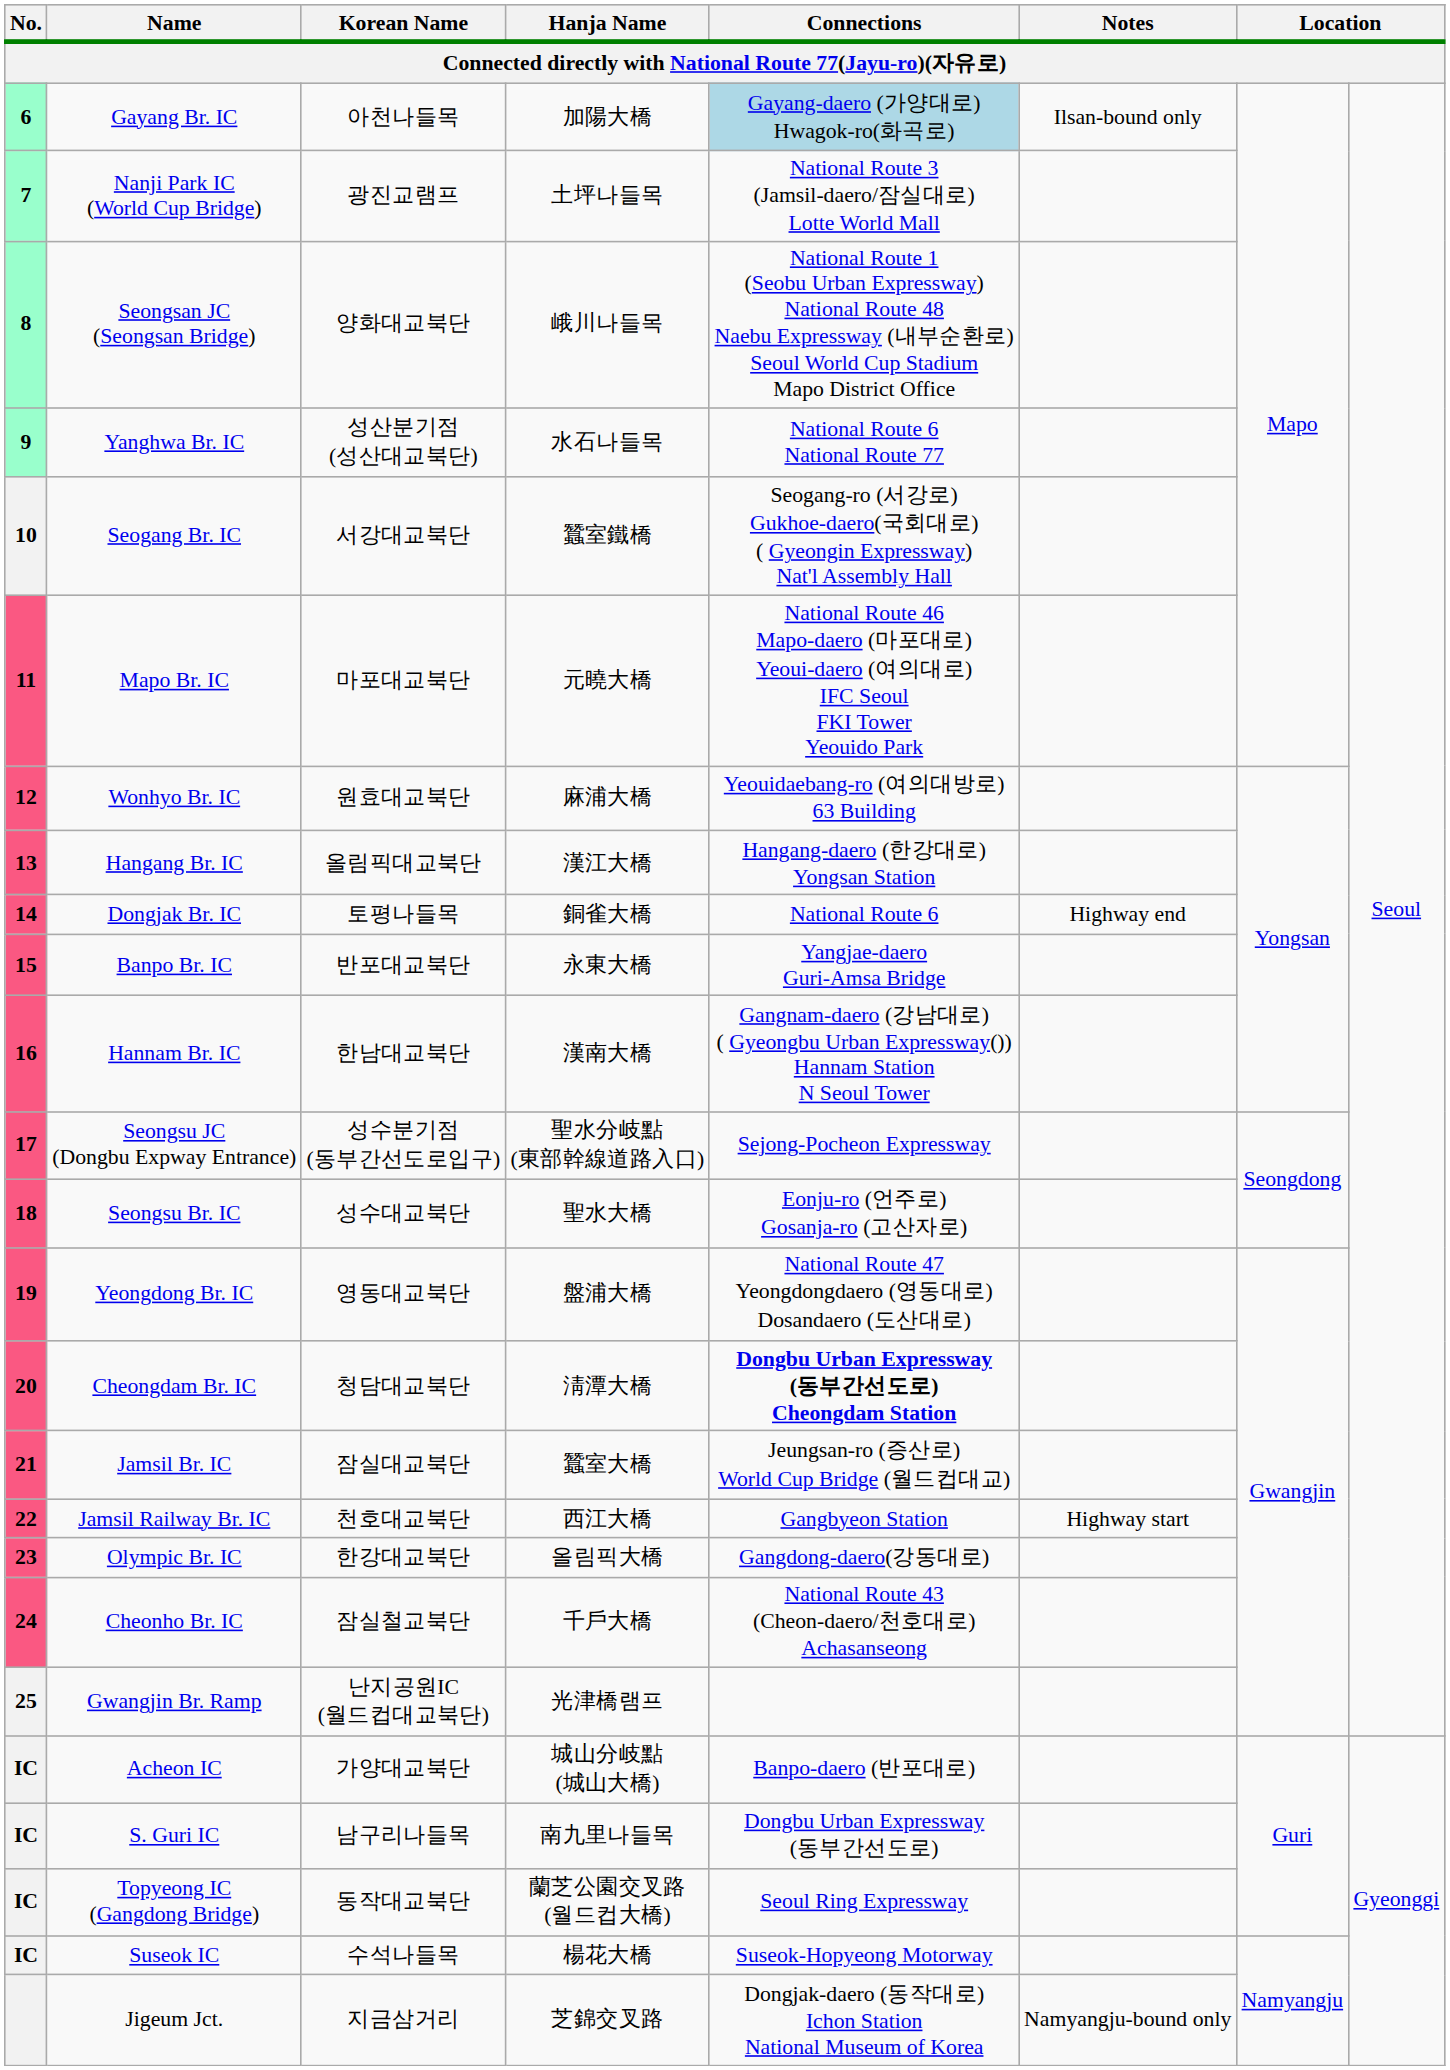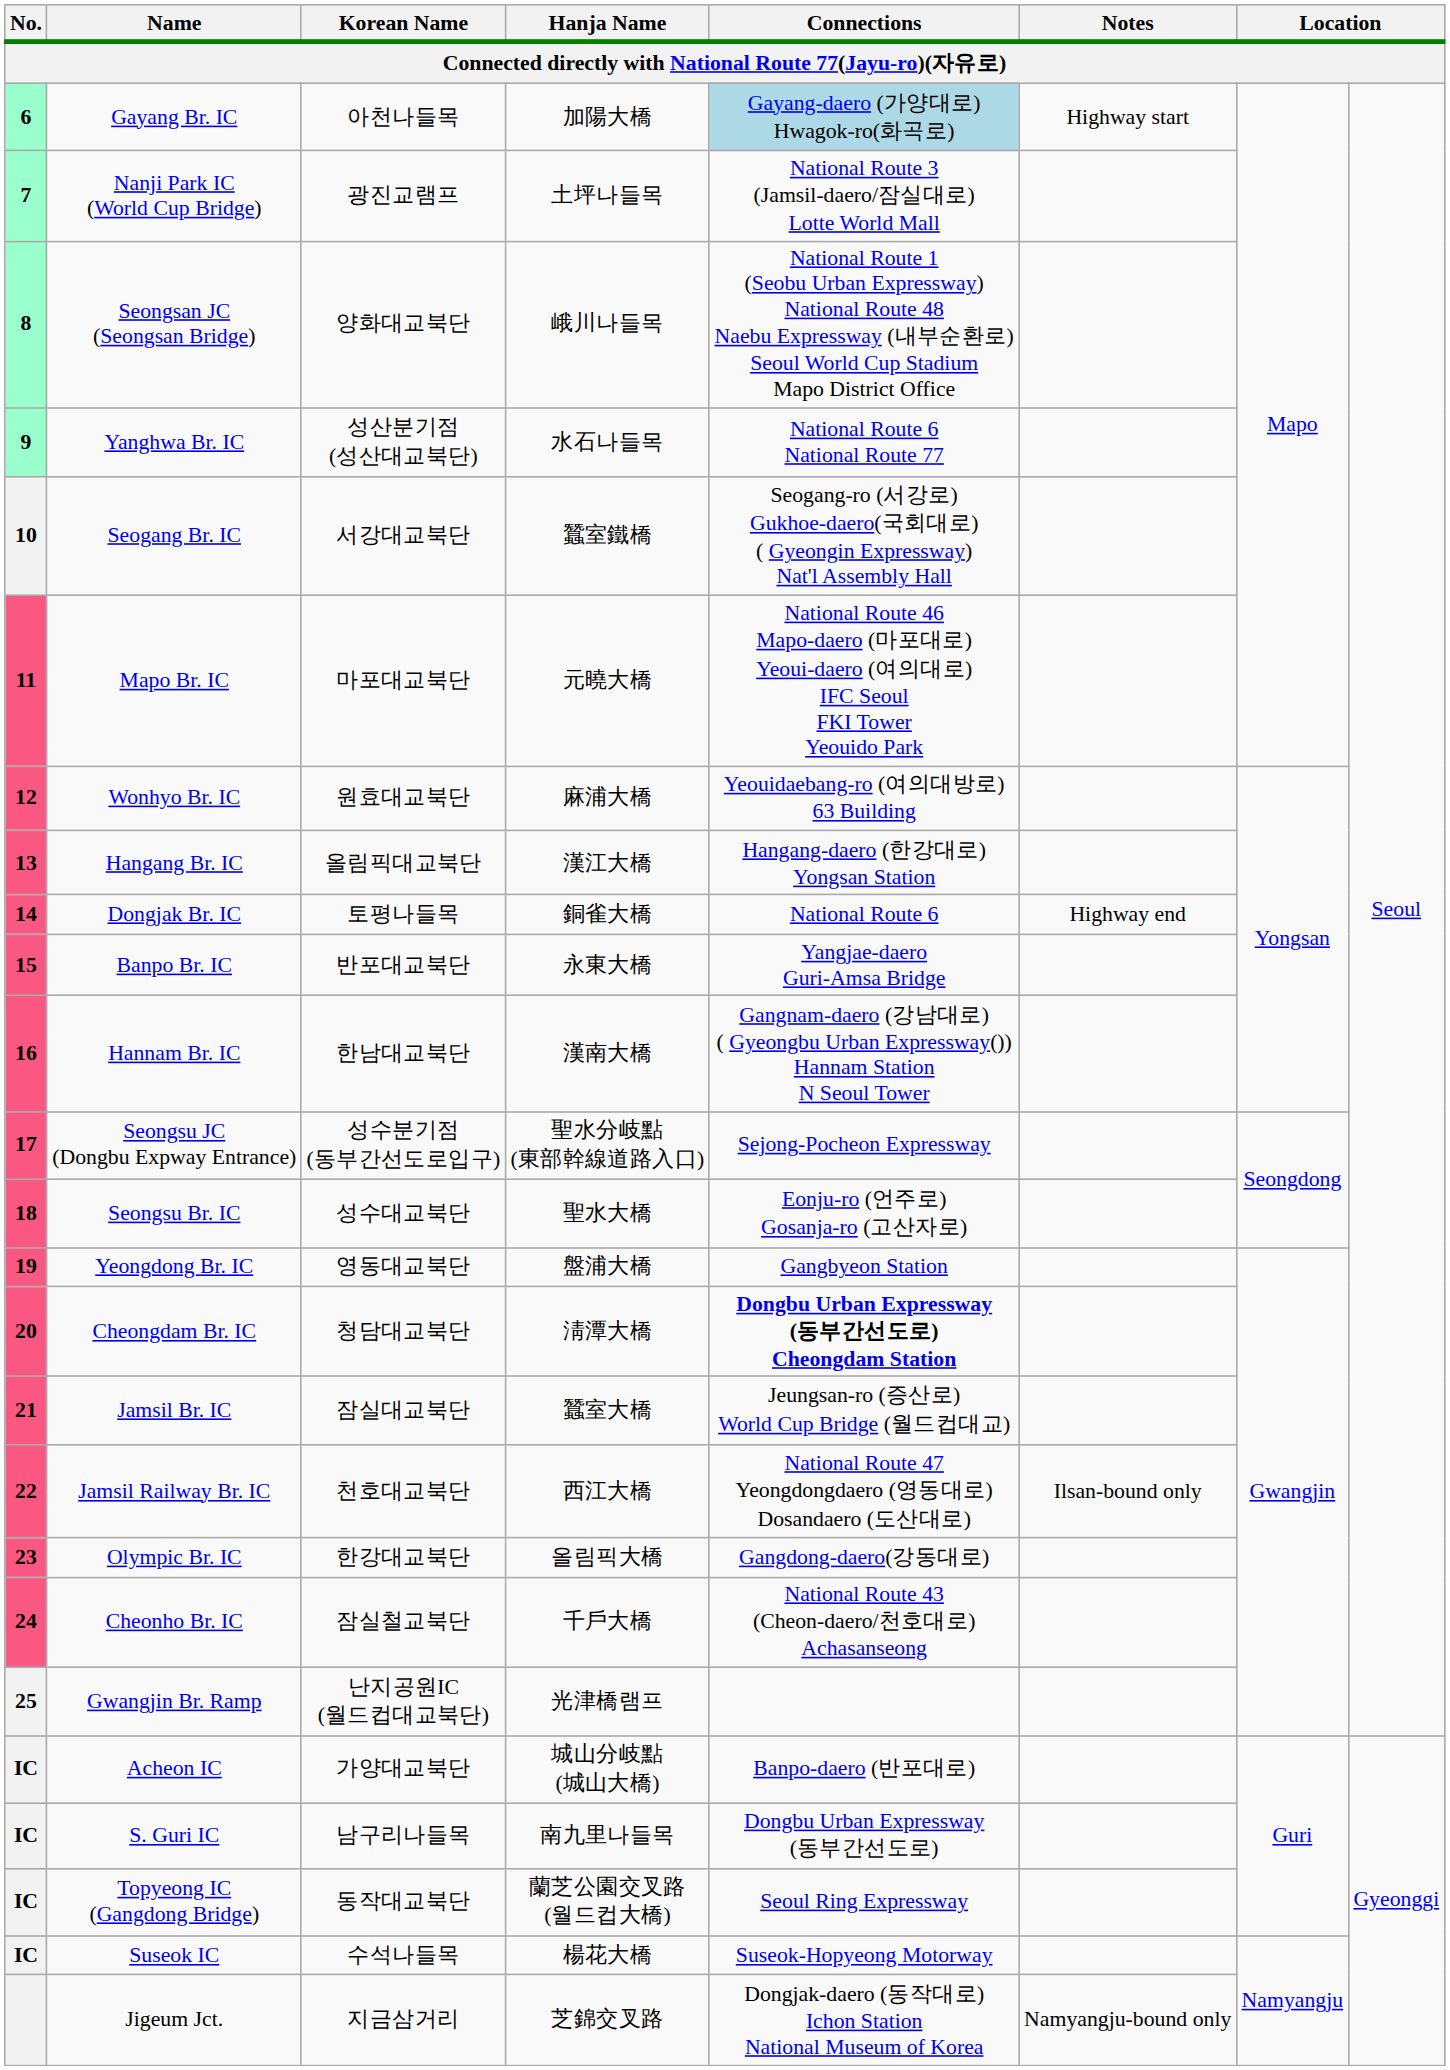(1128, 116) Ilsan-bound only -> (1128, 116) Highway start
(864, 1292) National Route 47 Yeongdongdaero (영동대로) Dosandaero (도산대로) -> (864, 1266) Gangbyeon Station
(864, 1517) Gangbyeon Station -> (864, 1489) National Route 47 Yeongdongdaero (영동대로) Dosandaero (도산대로)
(1128, 1517) Highway start -> (1128, 1490) Ilsan-bound only
